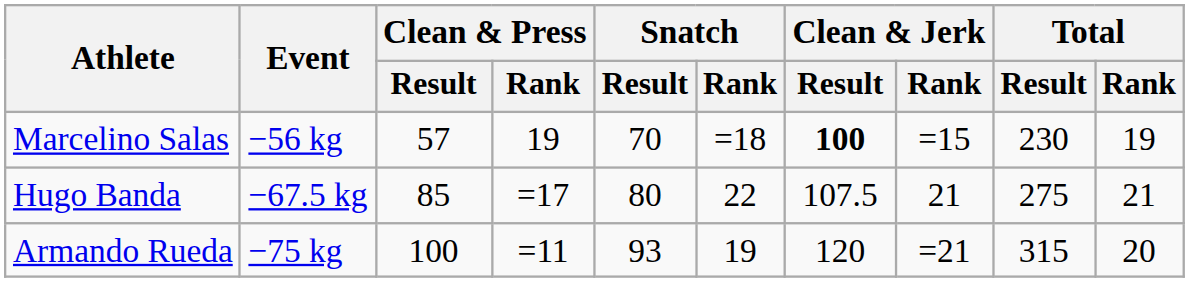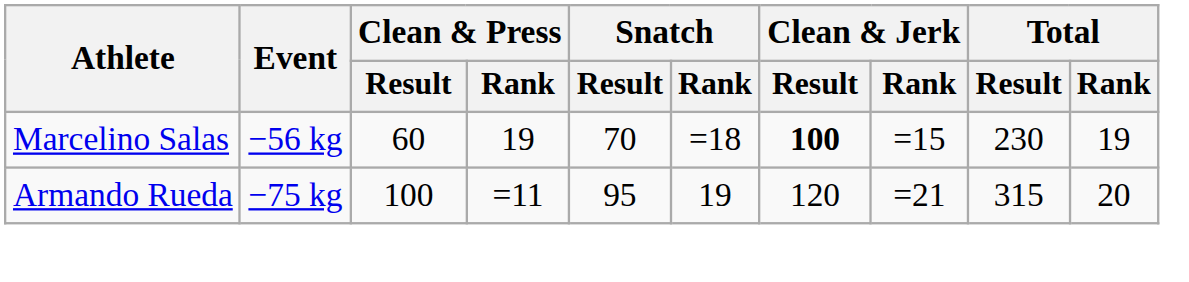(434, 139) 57 -> (408, 139) 60
- row: (97, 194)
(645, 249) 93 -> (620, 194) 95
